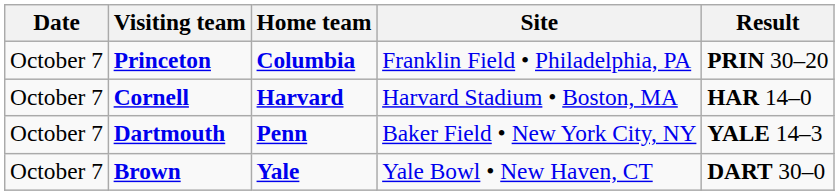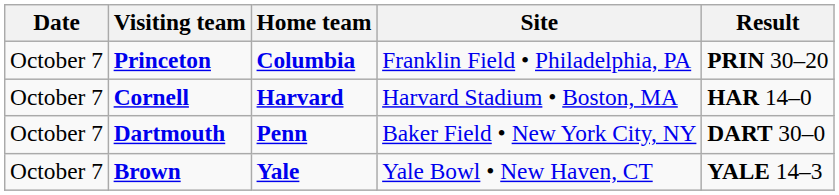(765, 134) YALE 14–3 -> (766, 134) DART 30–0
(766, 171) DART 30–0 -> (765, 171) YALE 14–3
